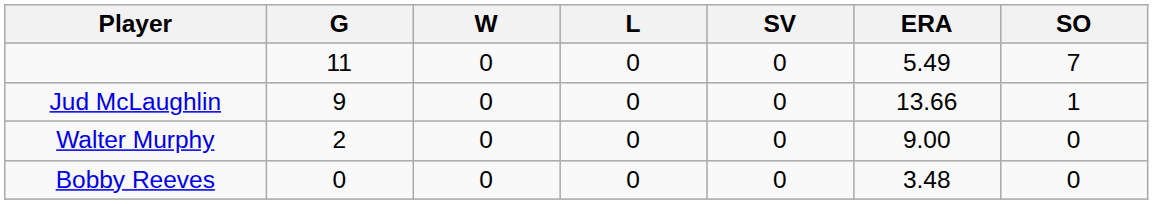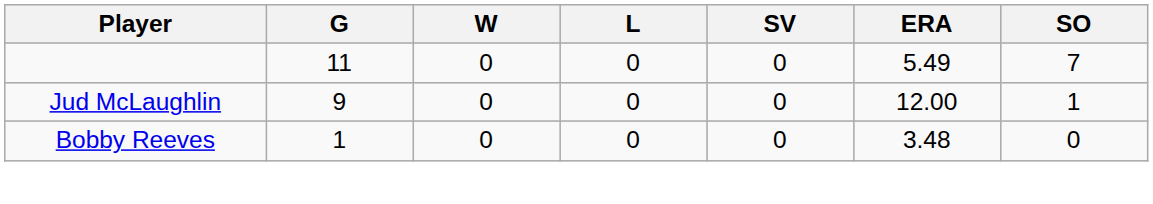(927, 101) 13.66 -> (927, 101) 12.00
- row: (135, 140)
(339, 179) 0 -> (339, 140) 1
